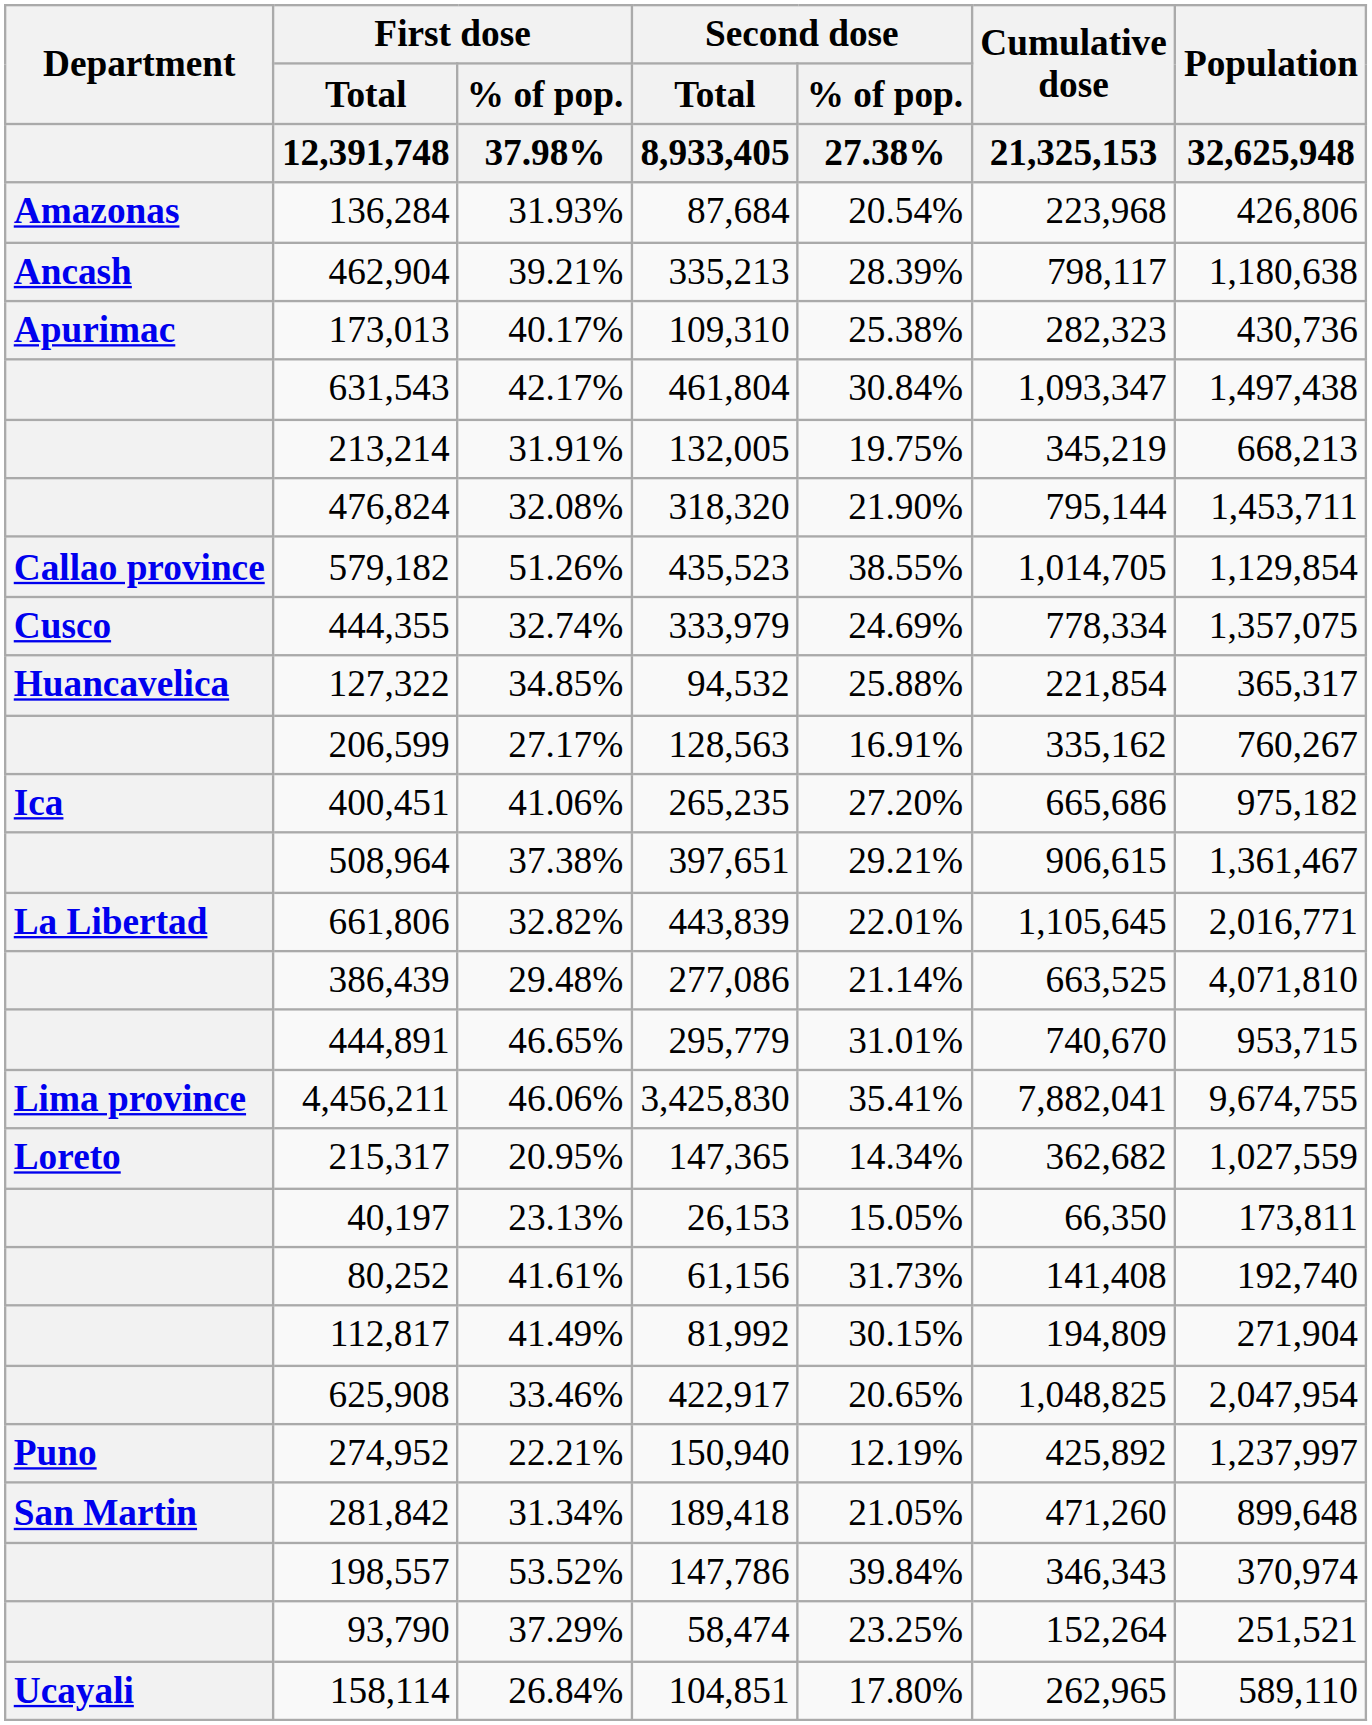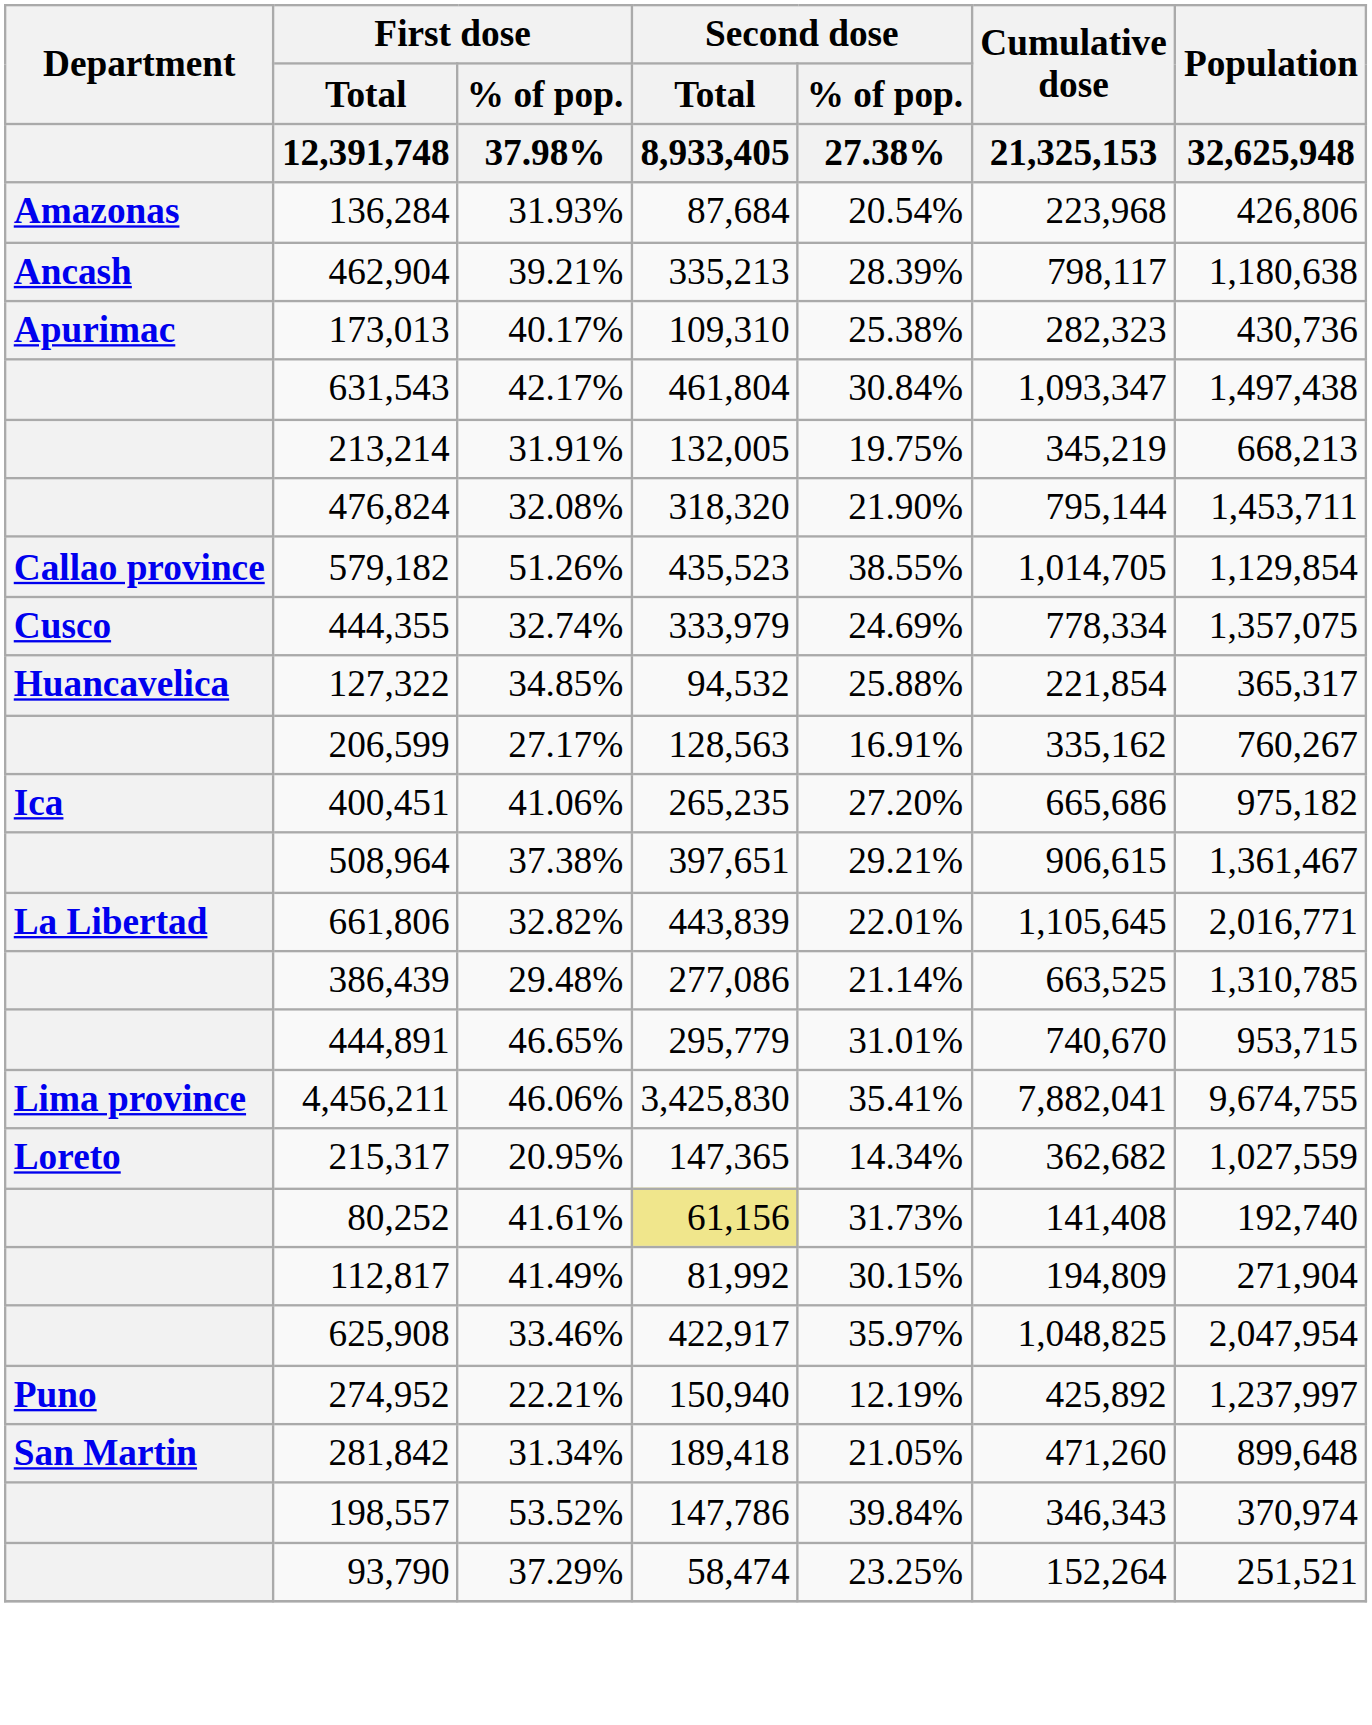(1283, 980) 4,071,810 -> (1283, 980) 1,310,785
- row: (398, 1216)
(738, 1275) no background -> (738, 1216) khaki background
(906, 1393) 20.65% -> (906, 1334) 35.97%
- row: (390, 1689)
